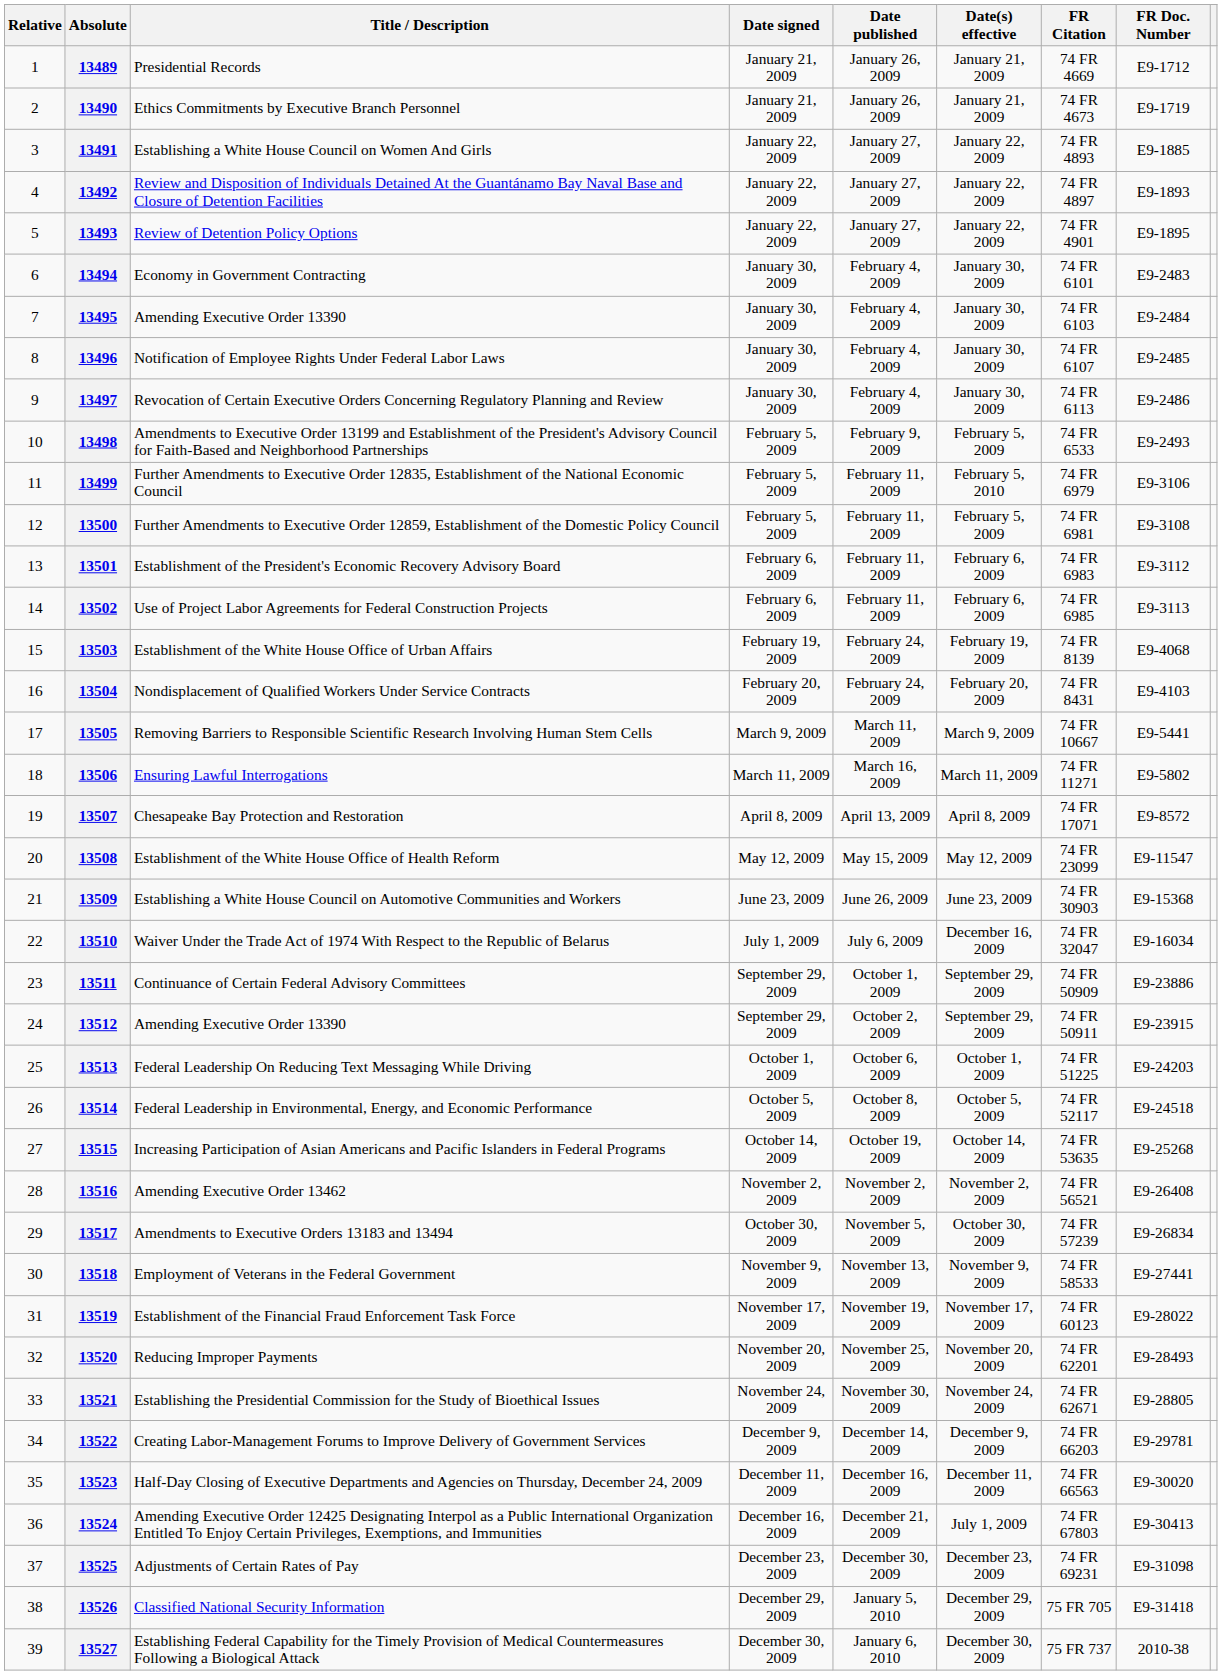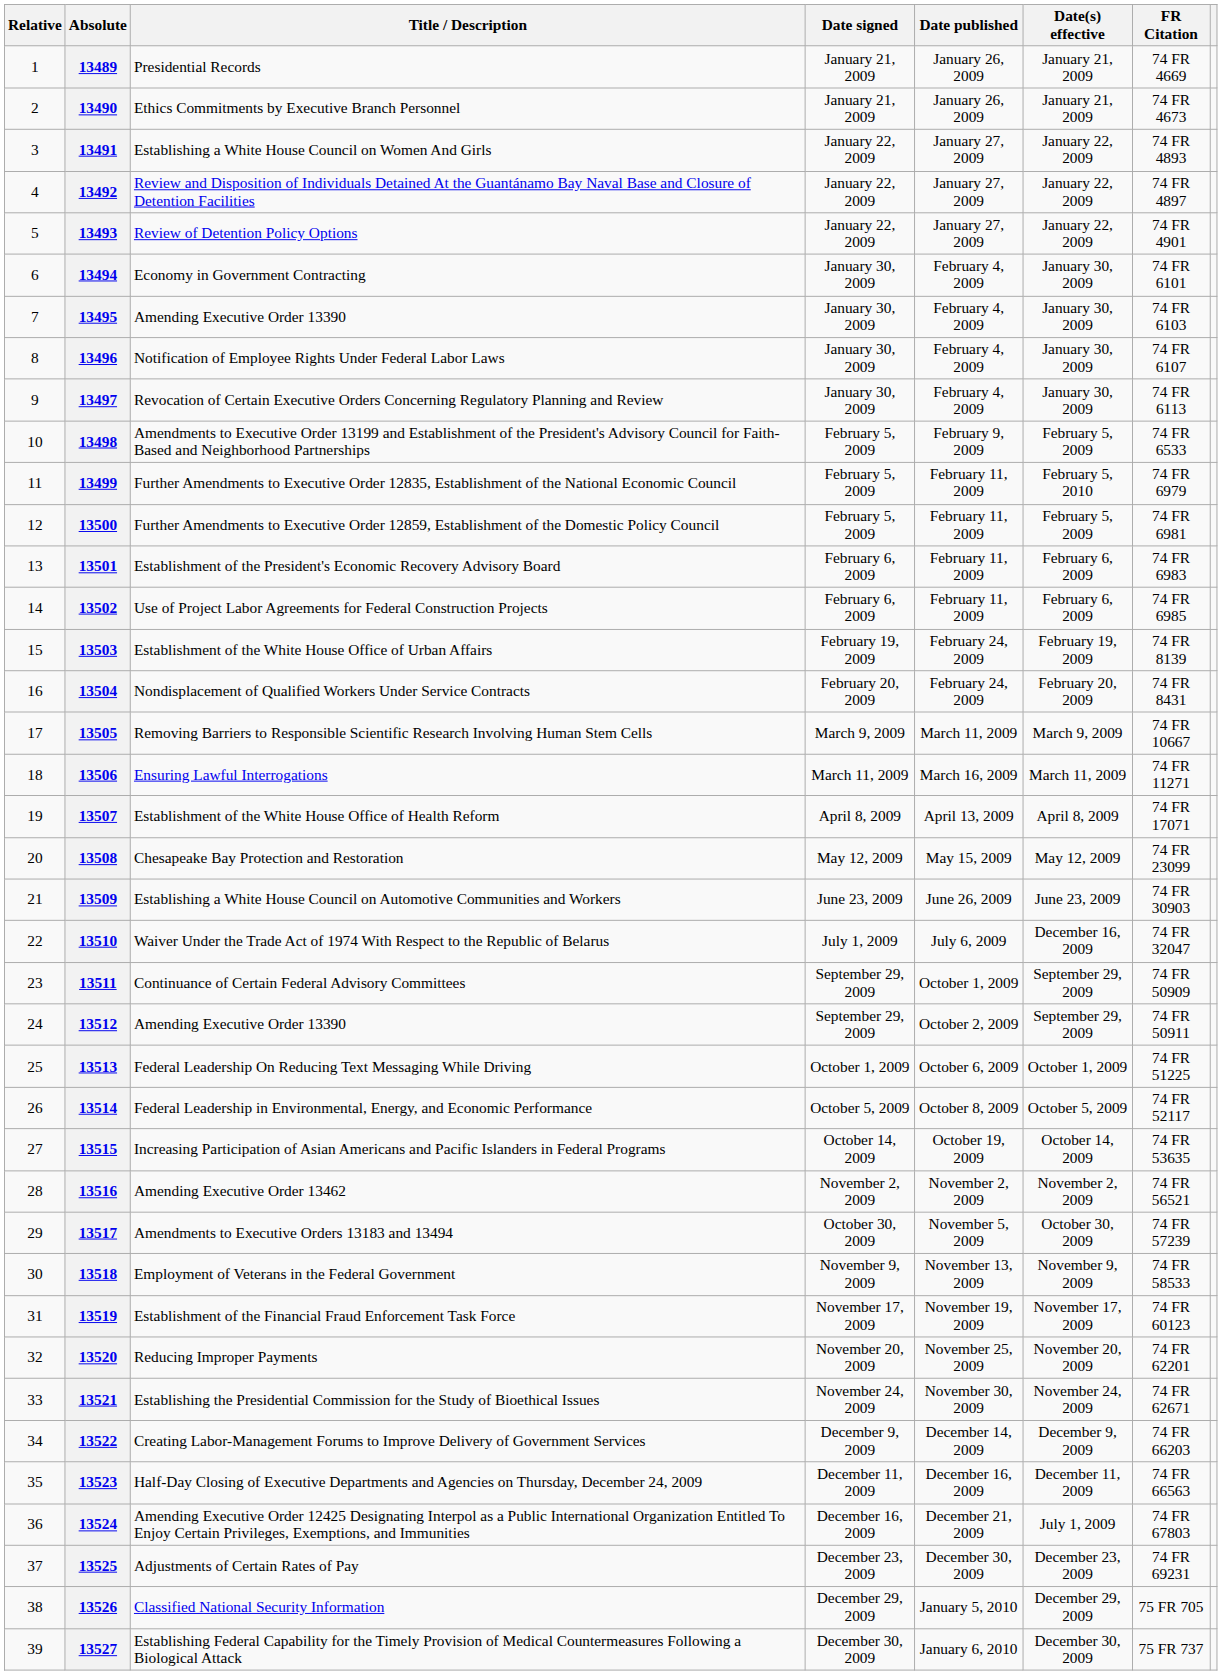- column: (1163, 25)
(269, 816) Chesapeake Bay Protection and Restoration -> (317, 816) Establishment of the White House Office of Health Reform
(317, 858) Establishment of the White House Office of Health Reform -> (269, 858) Chesapeake Bay Protection and Restoration
